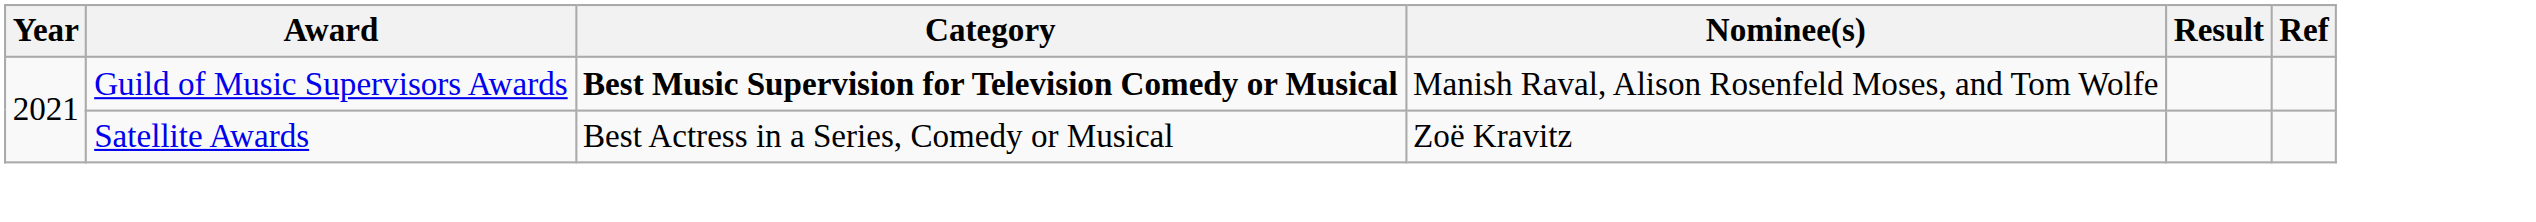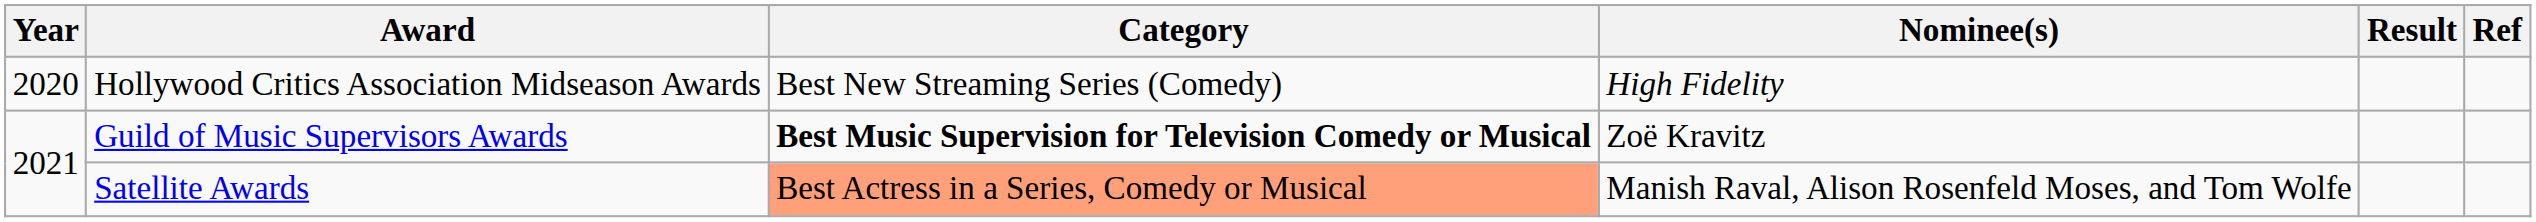+ row: (428, 83)
(1786, 83) Manish Raval, Alison Rosenfeld Moses, and Tom Wolfe -> (1686, 135) Zoë Kravitz
(878, 135) no background -> (1071, 188) lightsalmon background
(1493, 135) Zoë Kravitz -> (1979, 188) Manish Raval, Alison Rosenfeld Moses, and Tom Wolfe
